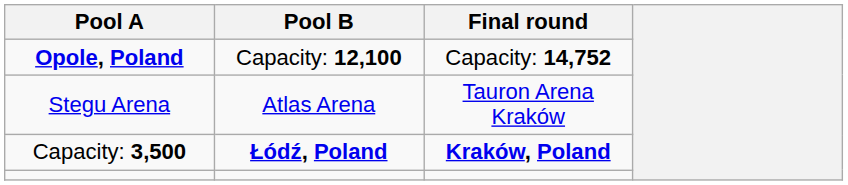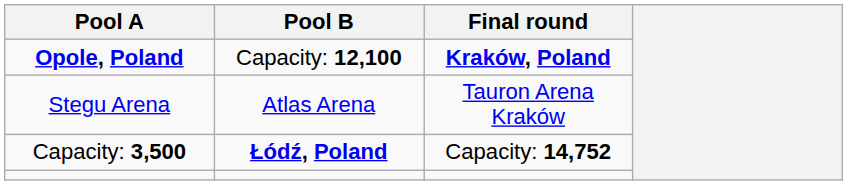(528, 57) Capacity: 14,752 -> (528, 57) Kraków, Poland
(528, 151) Kraków, Poland -> (528, 151) Capacity: 14,752
